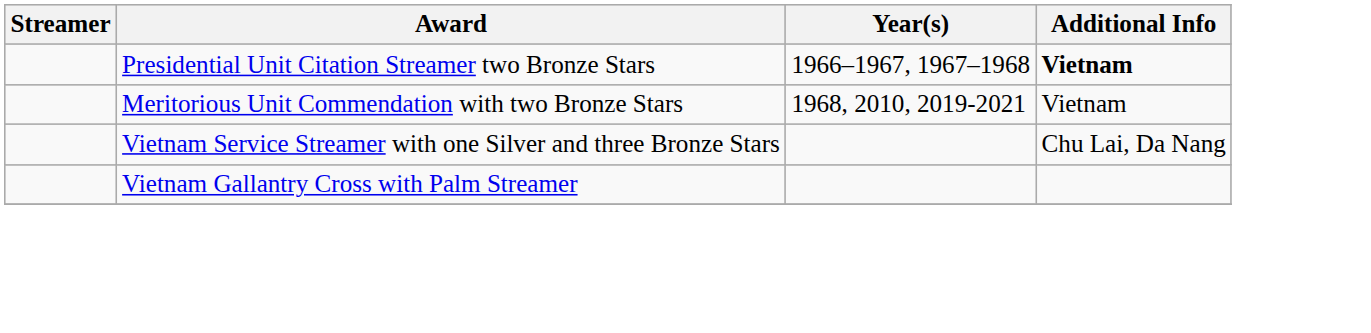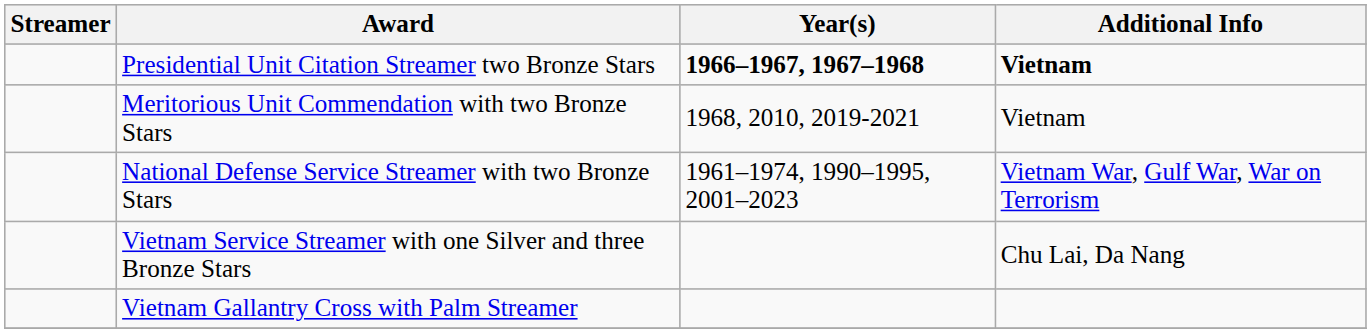(911, 64) normal -> (805, 64) bold
+ row: (386, 186)
